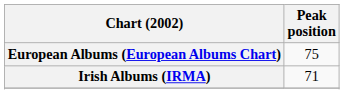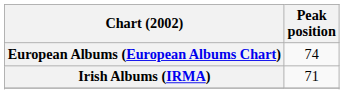(312, 54) 75 -> (312, 54) 74
